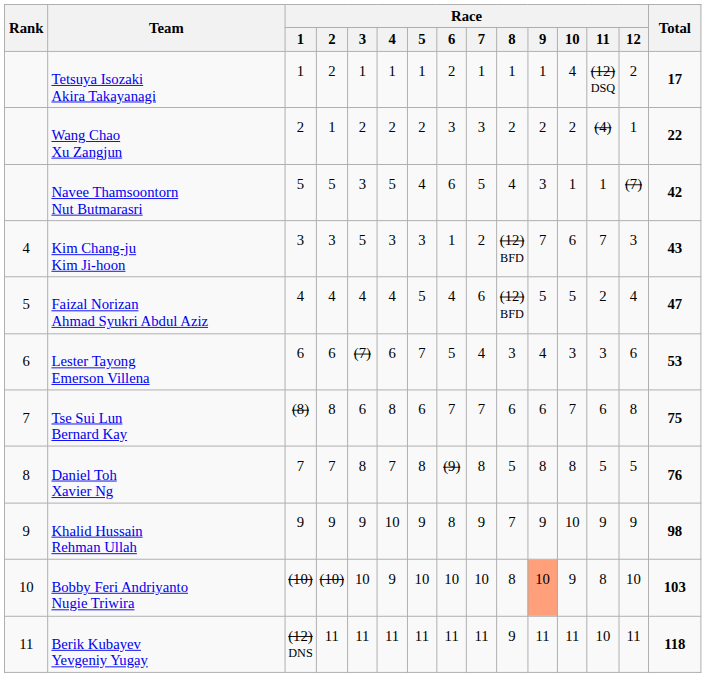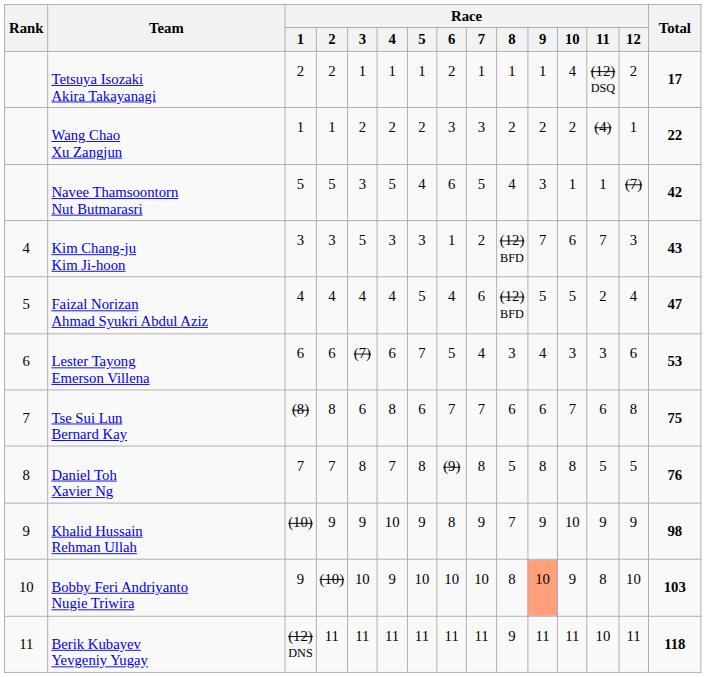(300, 79) 1 -> (300, 79) 2
(300, 135) 2 -> (300, 135) 1
(300, 531) 9 -> (300, 531) (10)
(300, 587) (10) -> (300, 587) 9
